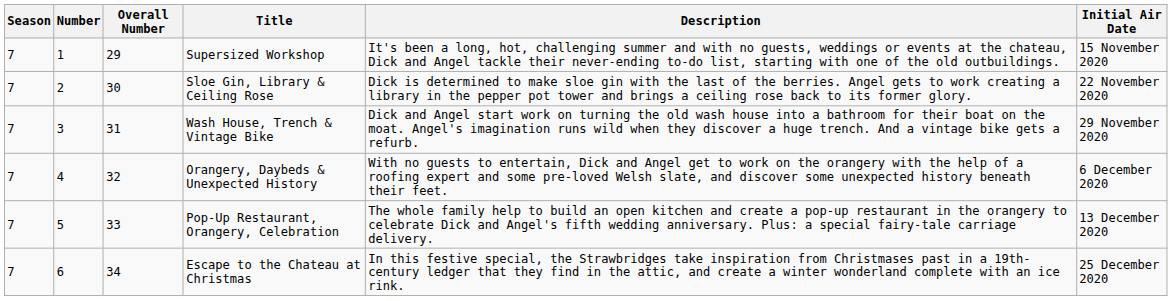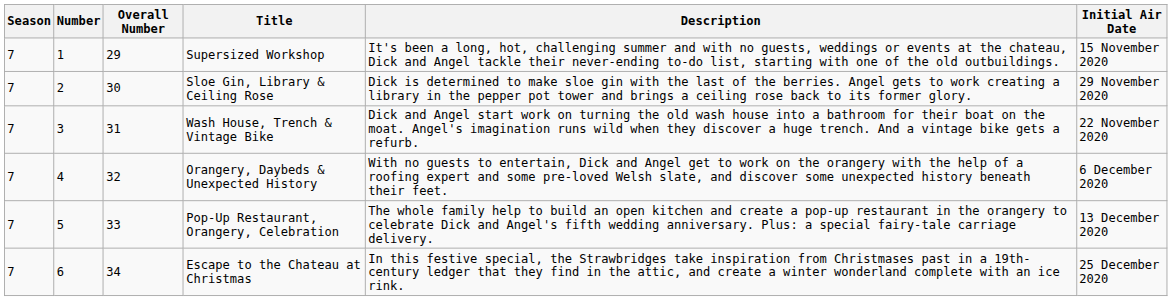(1119, 89) 22 November 2020 -> (1119, 89) 29 November 2020
(1119, 129) 29 November 2020 -> (1119, 129) 22 November 2020
